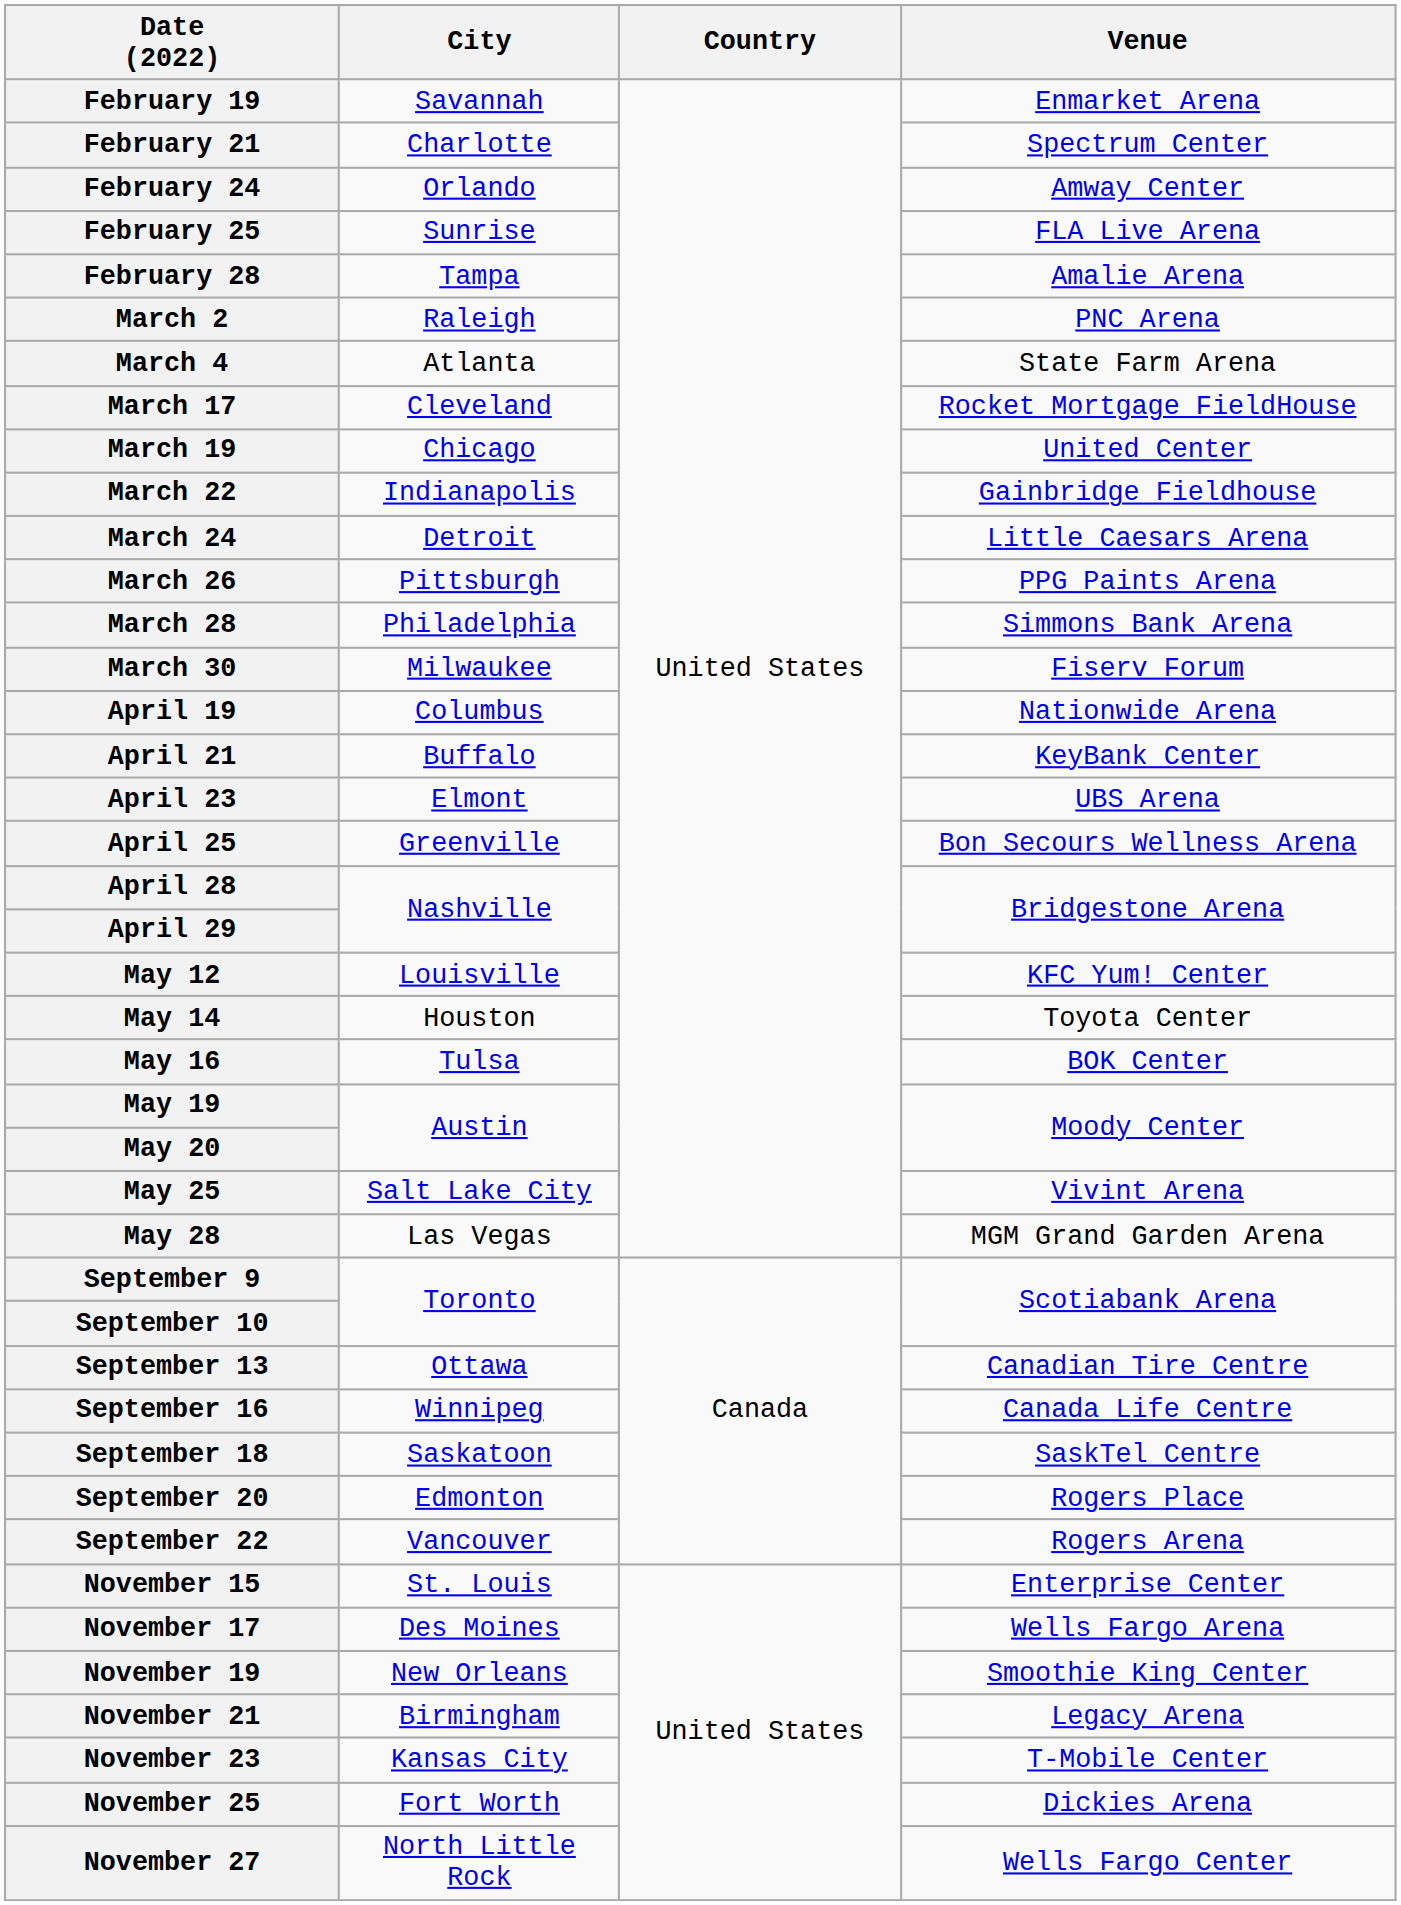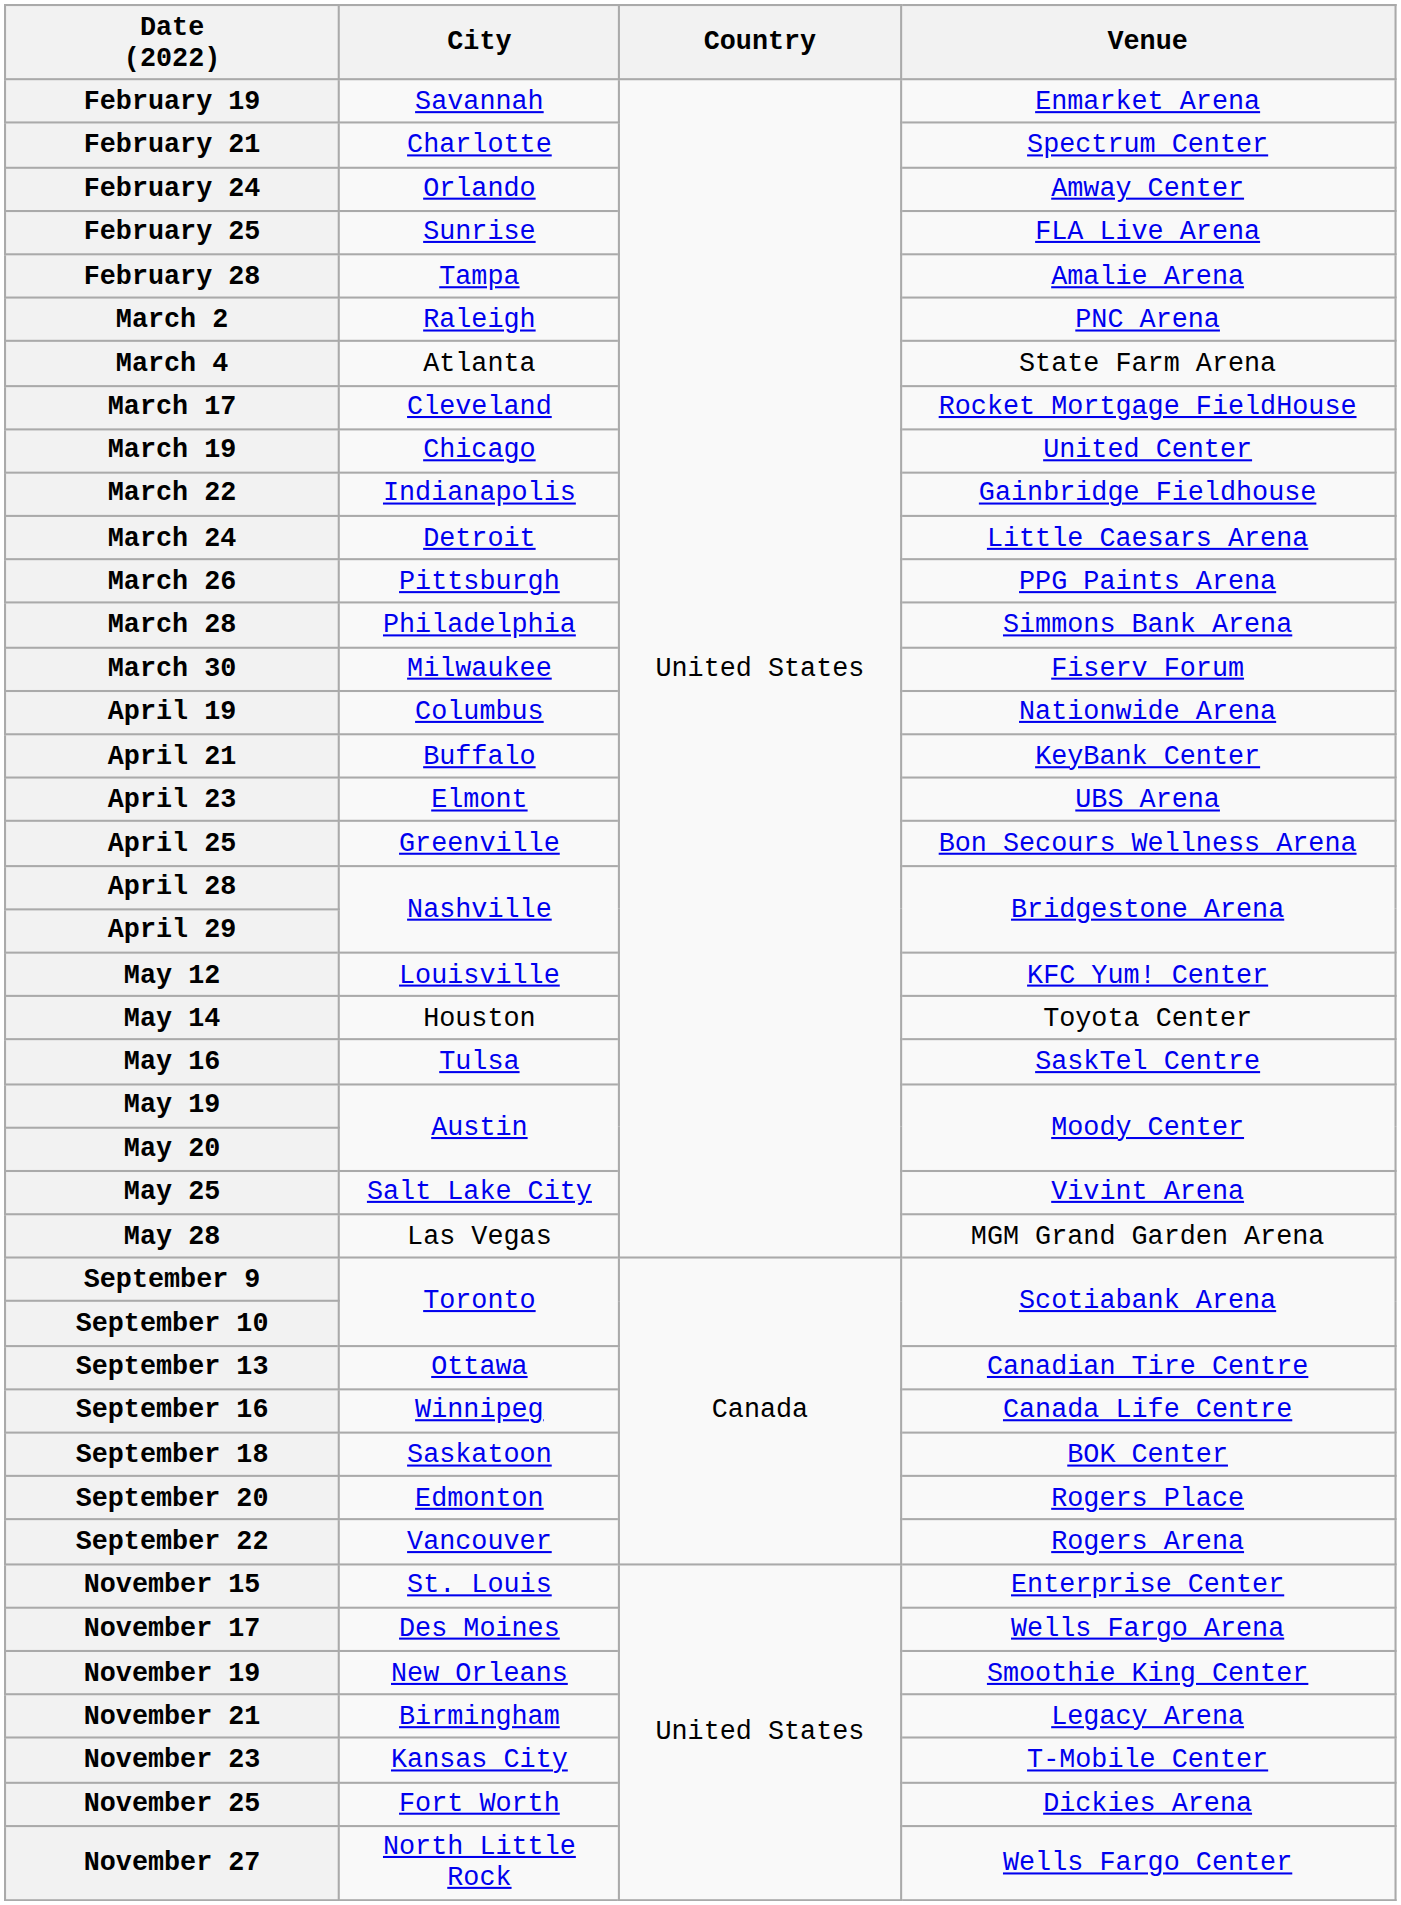(1148, 1062) BOK Center -> (1148, 1062) SaskTel Centre
(1148, 1454) SaskTel Centre -> (1148, 1454) BOK Center
